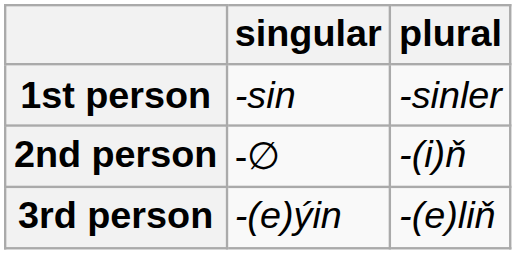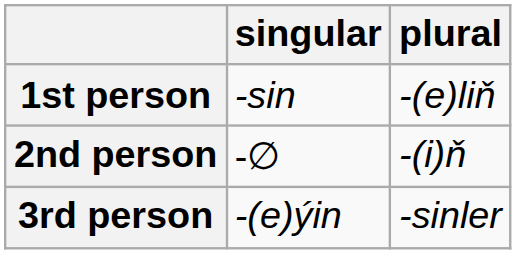(450, 94) -sinler -> (447, 94) -(e)liň
(447, 216) -(e)liň -> (450, 216) -sinler
